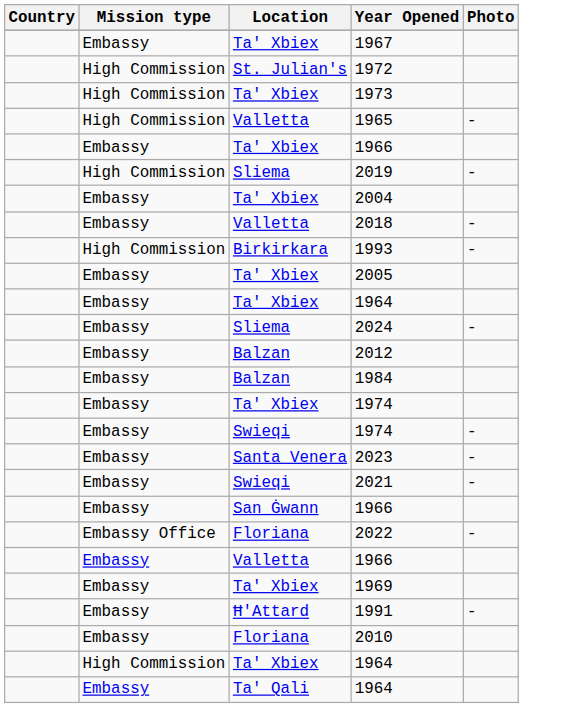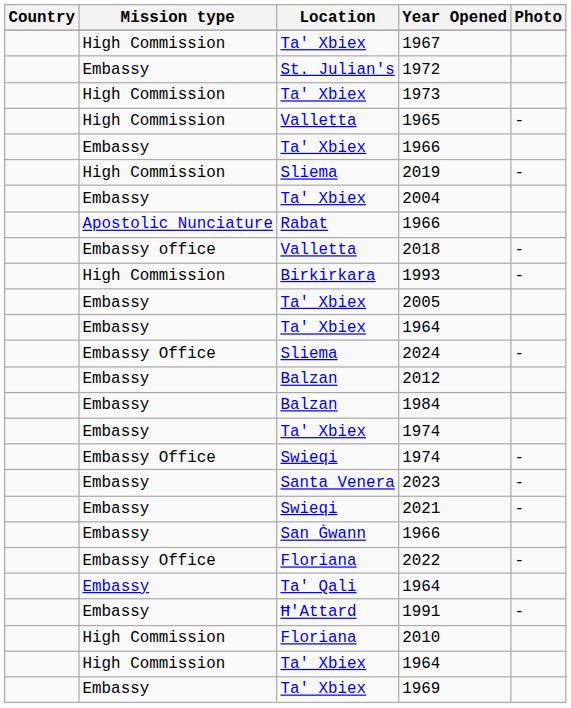(116, 43) Embassy -> (154, 43) High Commission
(154, 69) High Commission -> (116, 69) Embassy
+ row: (304, 224)
(116, 224) Embassy -> (149, 250) Embassy office
(116, 328) Embassy -> (149, 354) Embassy Office
(116, 431) Embassy -> (149, 457) Embassy Office
- row: (271, 560)
rows swapped: (276, 586) <-> (271, 690)
(116, 638) Embassy -> (154, 638) High Commission
